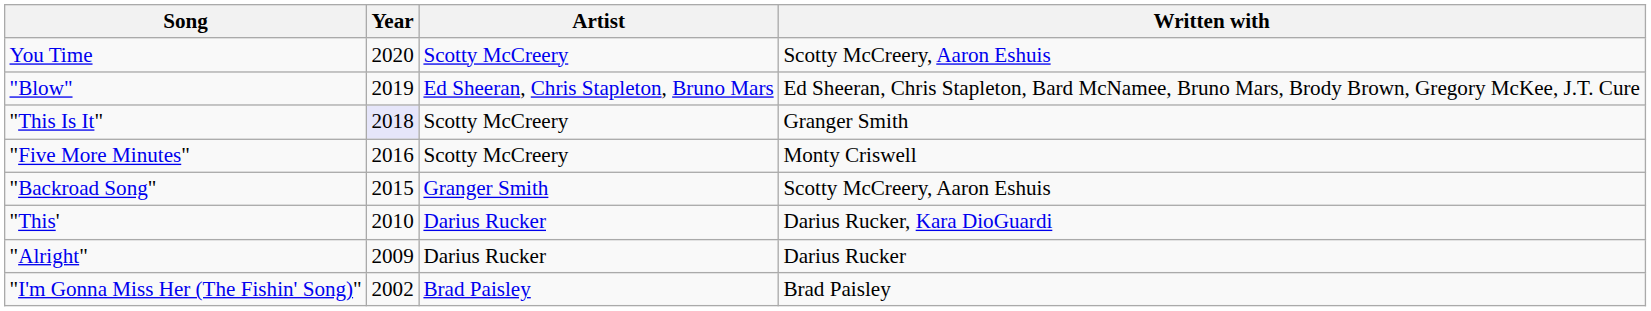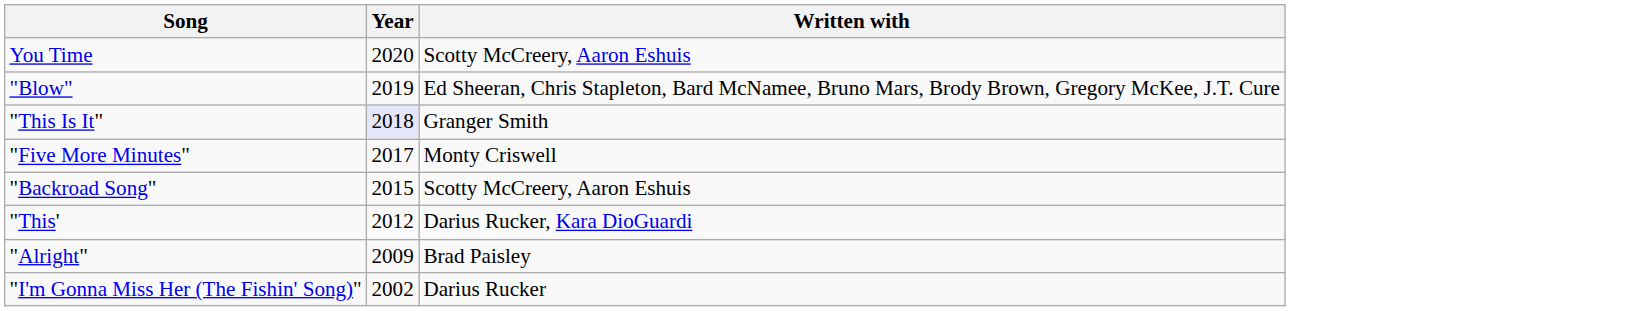- column: (599, 21)
(393, 155) 2016 -> (393, 155) 2017
(393, 222) 2010 -> (393, 222) 2012
(845, 255) Darius Rucker -> (477, 255) Brad Paisley
(837, 289) Brad Paisley -> (485, 289) Darius Rucker
